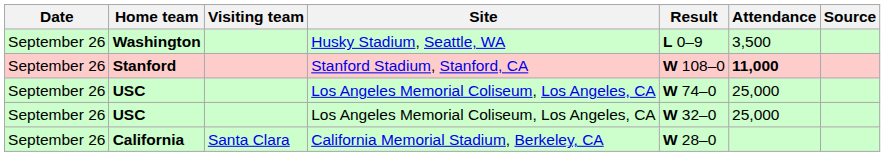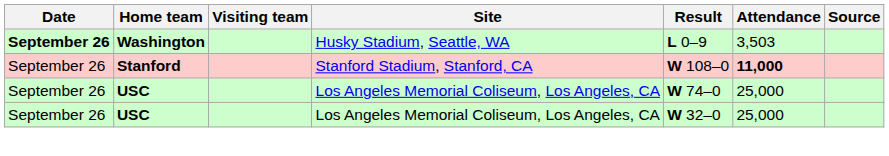(57, 42) normal -> (59, 42) bold
(751, 42) 3,500 -> (756, 42) 3,503
- row: (148, 140)
